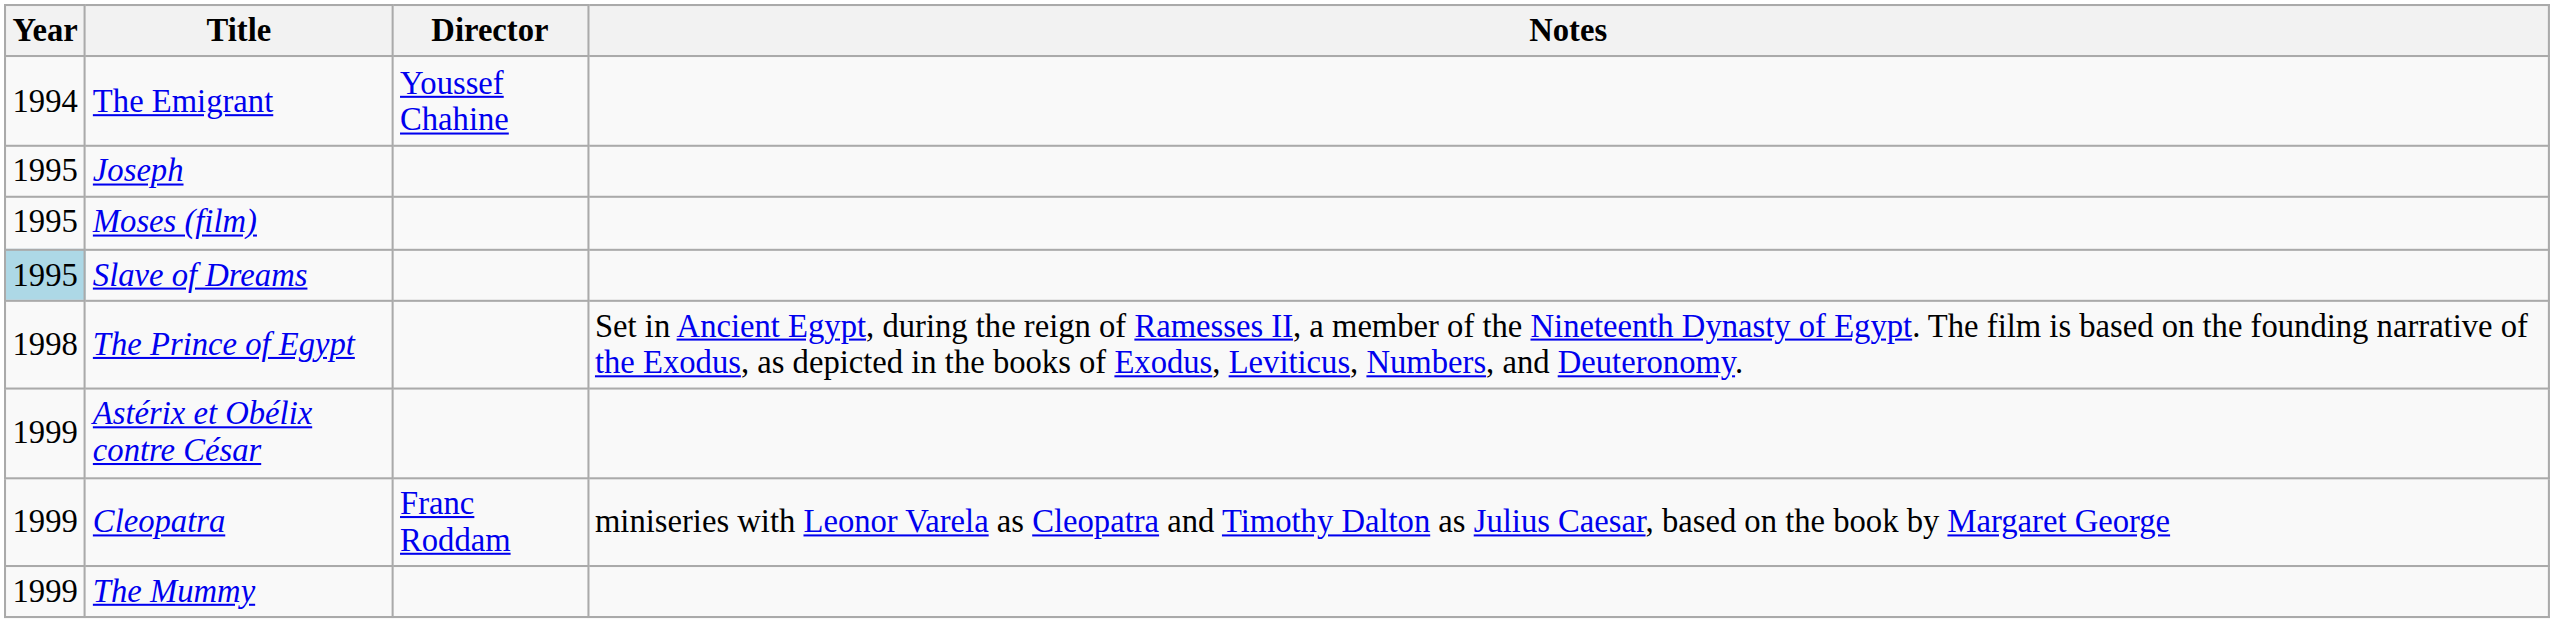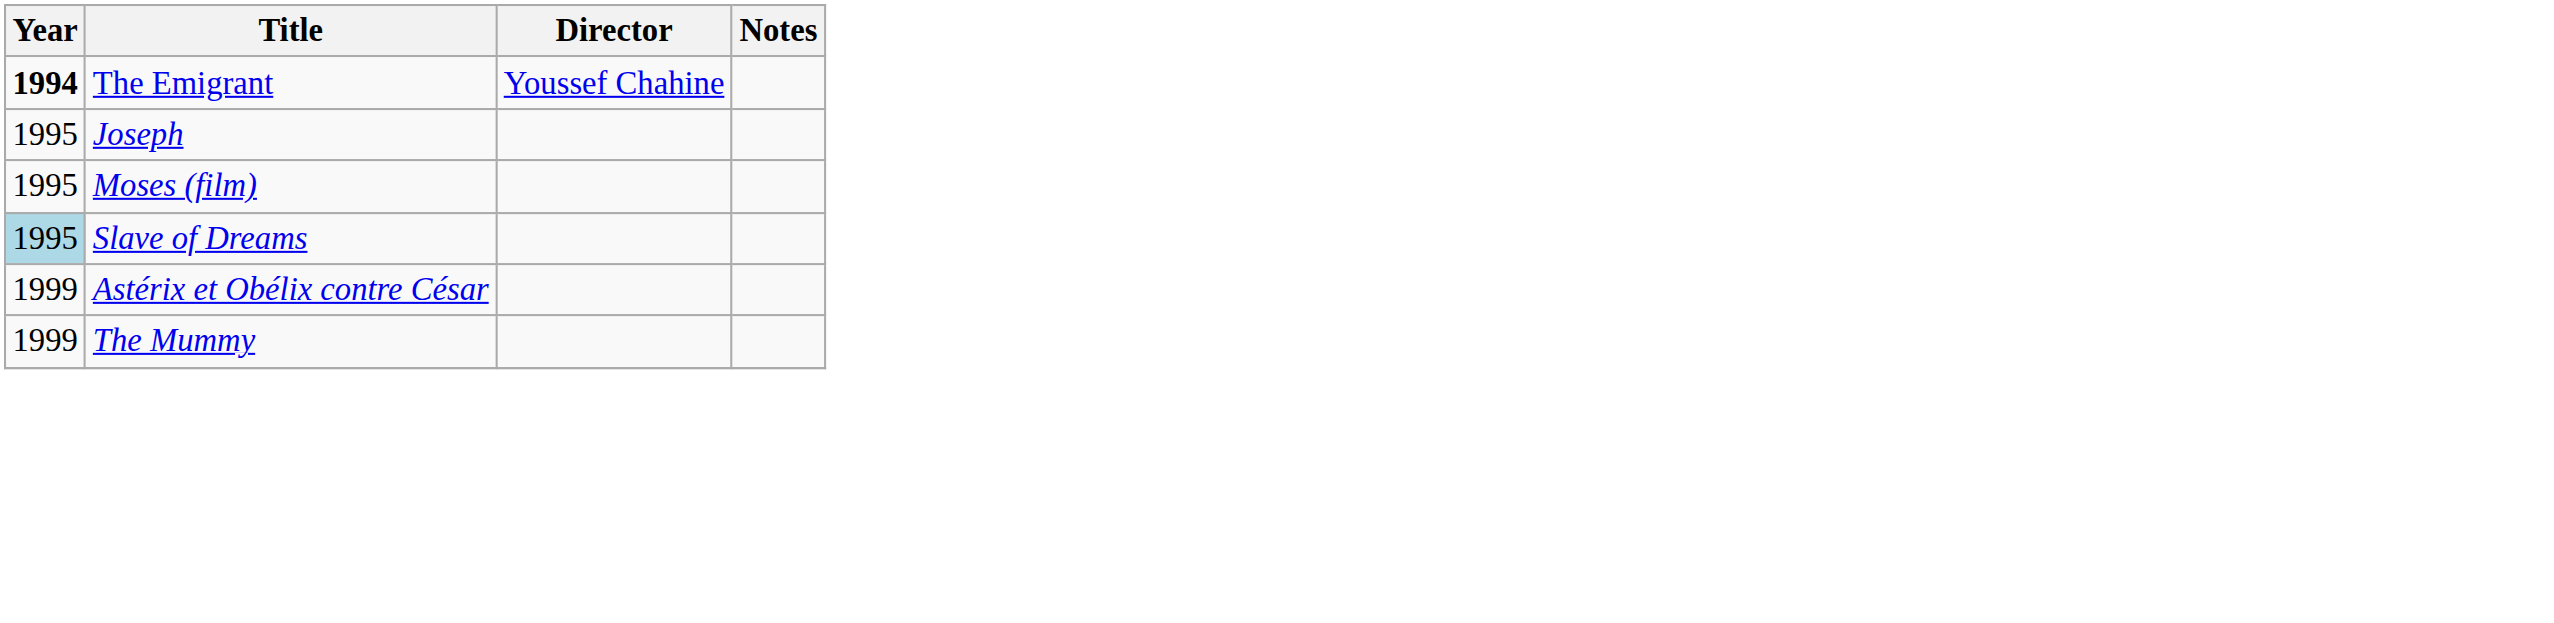(45, 100) normal -> (45, 82) bold
- row: (224, 344)
- row: (159, 521)
